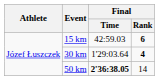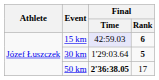(110, 40) no background -> (110, 40) lavender background
(143, 54) 4 -> (143, 54) 5
(143, 69) 14 -> (143, 69) 17
